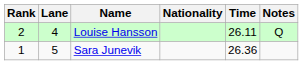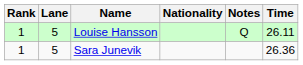columns swapped: (243, 13) <-> (279, 13)
(21, 32) 2 -> (21, 32) 1
(55, 32) 4 -> (55, 32) 5
